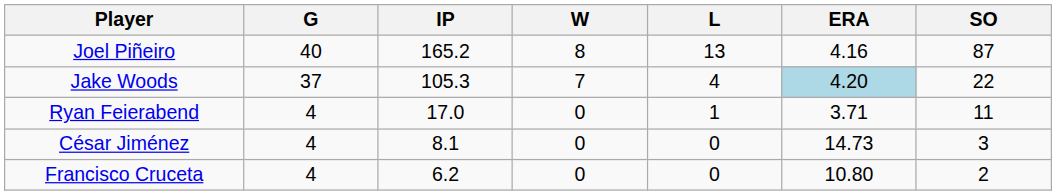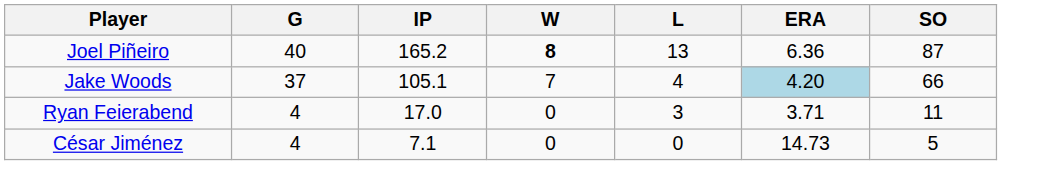(580, 50) normal -> (550, 50) bold
(849, 50) 4.16 -> (805, 50) 6.36
(445, 81) 105.3 -> (423, 81) 105.1
(983, 81) 22 -> (933, 81) 66
(714, 112) 1 -> (678, 112) 3
(445, 143) 8.1 -> (423, 143) 7.1
(984, 143) 3 -> (933, 143) 5
- row: (124, 174)
